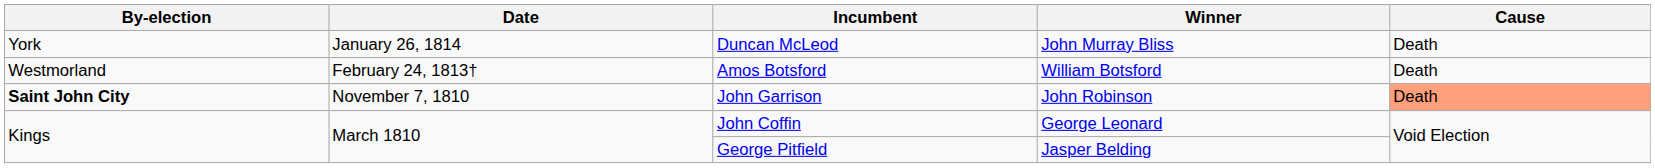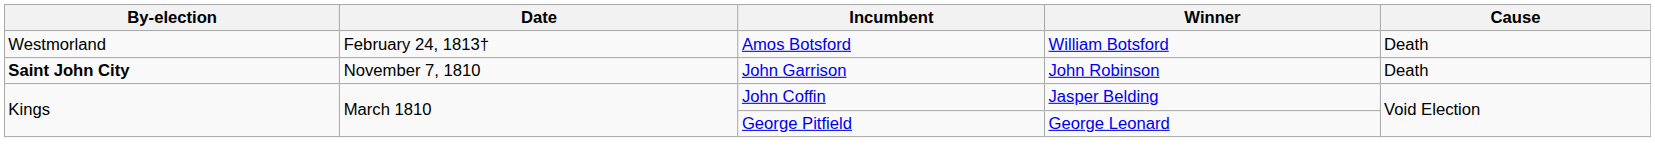- row: (778, 44)
(1415, 96) lightsalmon background -> (1406, 70) no background
(1102, 123) George Leonard -> (1104, 96) Jasper Belding
(1096, 149) Jasper Belding -> (1109, 123) George Leonard
